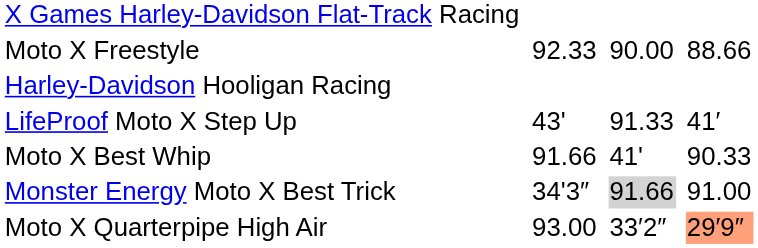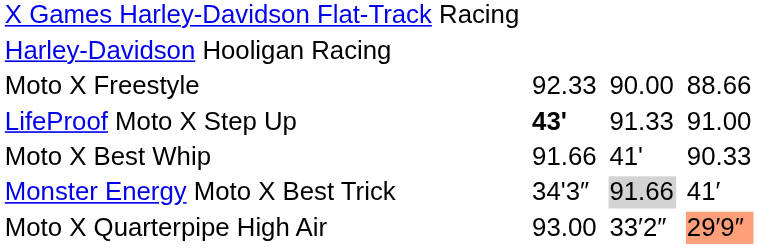rows swapped: (198, 85) <-> (102, 50)
(549, 121) normal -> (550, 121) bold
(704, 121) 41′ -> (719, 121) 91.00
(719, 192) 91.00 -> (704, 192) 41′
